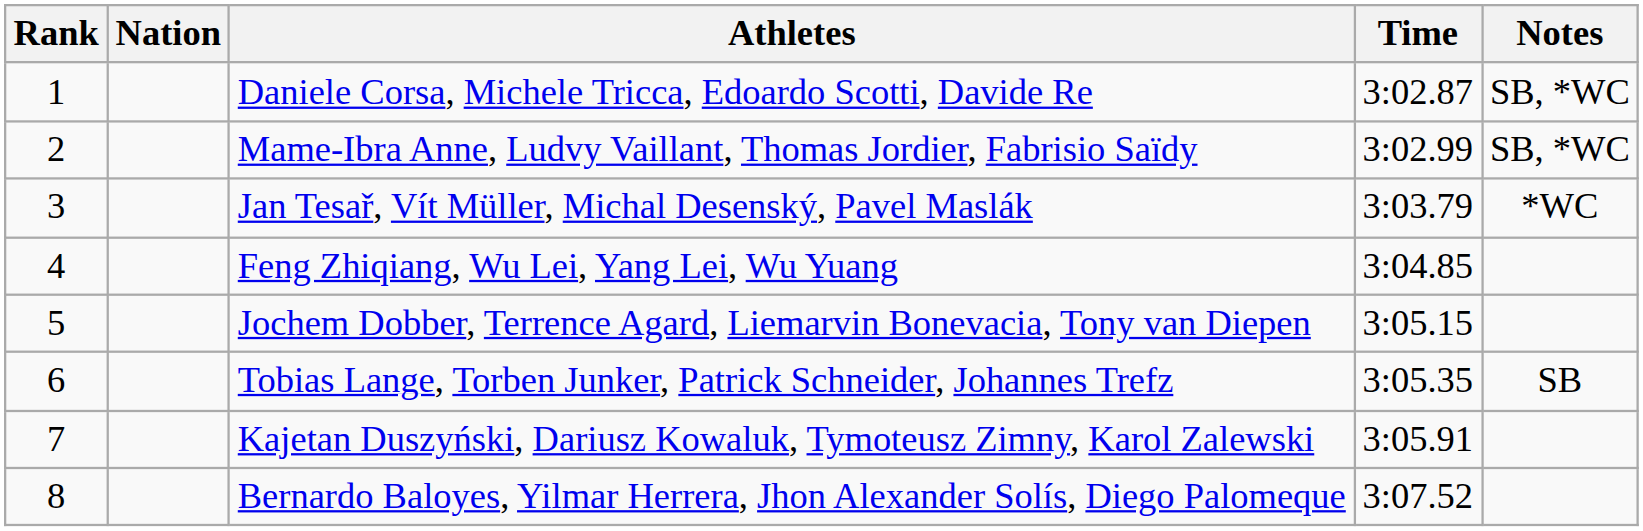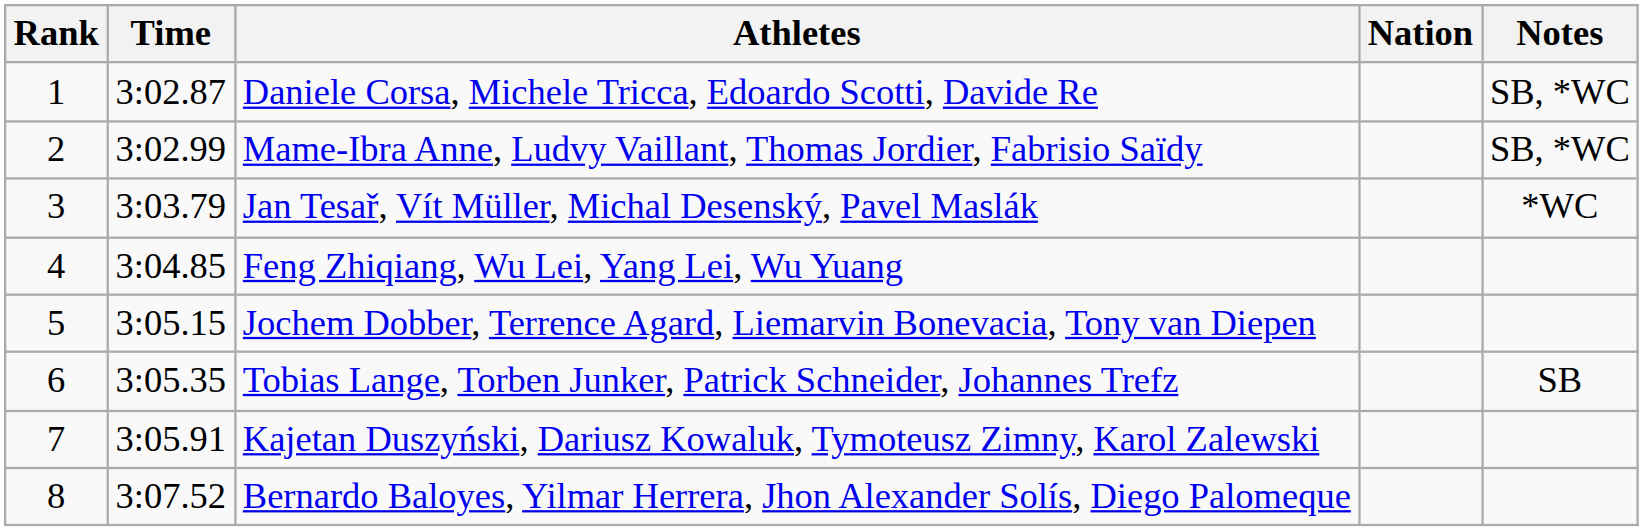columns swapped: (168, 33) <-> (1418, 33)
